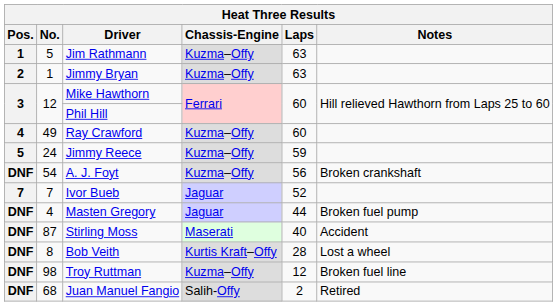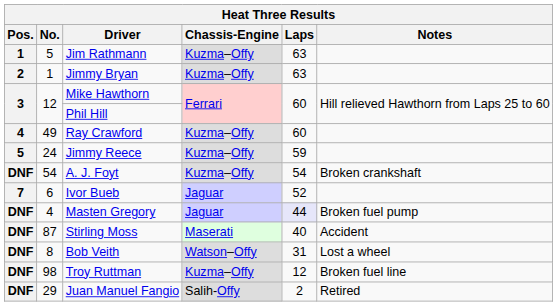(299, 173) 56 -> (299, 173) 54
(50, 193) 7 -> (50, 193) 6
(299, 213) no background -> (299, 213) lavender background
(231, 252) Kurtis Kraft–Offy -> (221, 252) Watson–Offy
(299, 252) 28 -> (299, 252) 31
(50, 292) 68 -> (50, 292) 29
